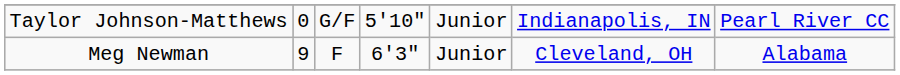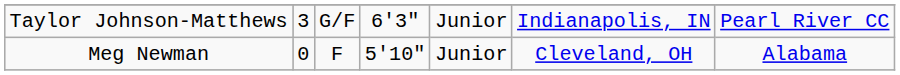(303, 21) 0 -> (303, 21) 3
(395, 21) 5'10" -> (395, 21) 6'3"
(303, 54) 9 -> (303, 54) 0
(395, 54) 6'3" -> (395, 54) 5'10"
